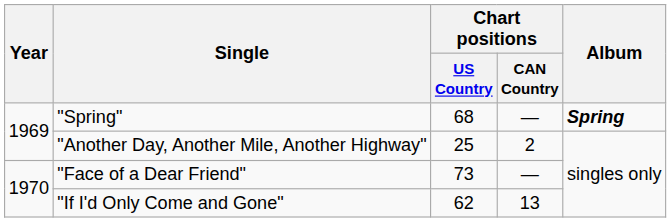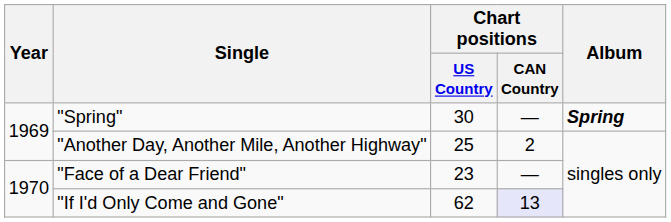(464, 116) 68 -> (464, 116) 30
(464, 174) 73 -> (464, 174) 23
(530, 202) no background -> (530, 202) lavender background
